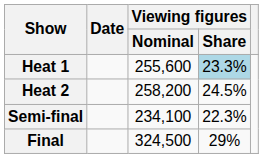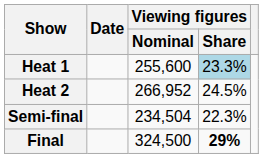(163, 91) 258,200 -> (163, 91) 266,952
(163, 116) 234,100 -> (163, 116) 234,504
(224, 141) normal -> (224, 141) bold
